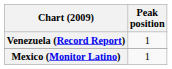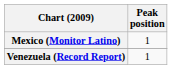rows swapped: (66, 56) <-> (66, 40)
